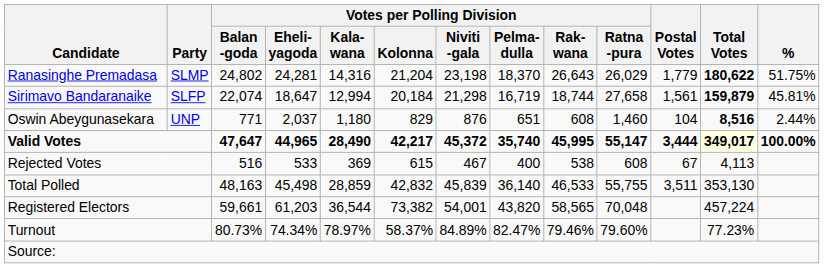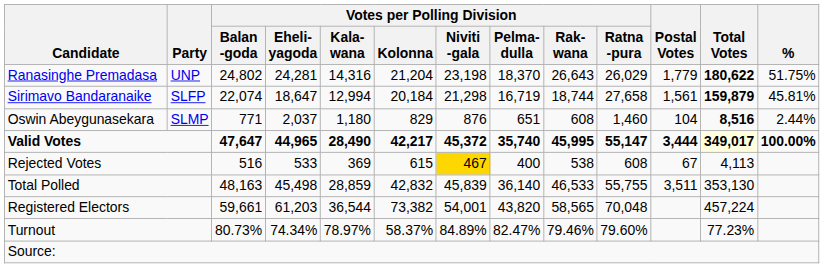(190, 75) SLMP -> (185, 75) UNP
(185, 119) UNP -> (190, 119) SLMP
(475, 163) no background -> (475, 163) gold background
